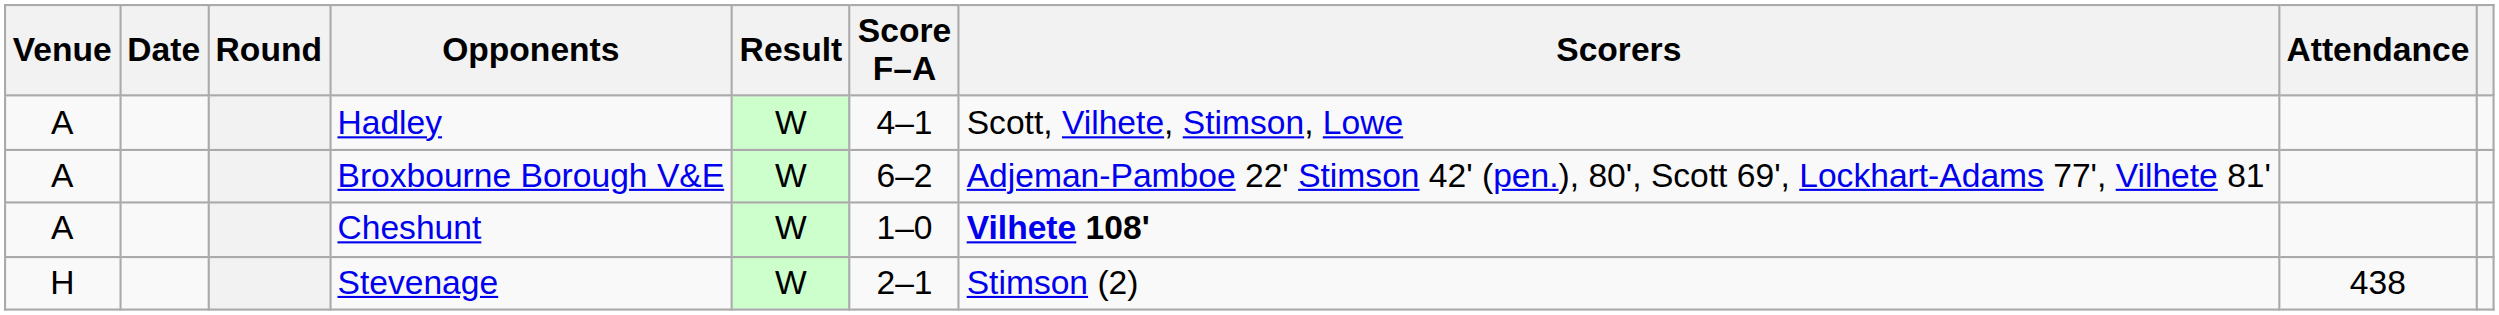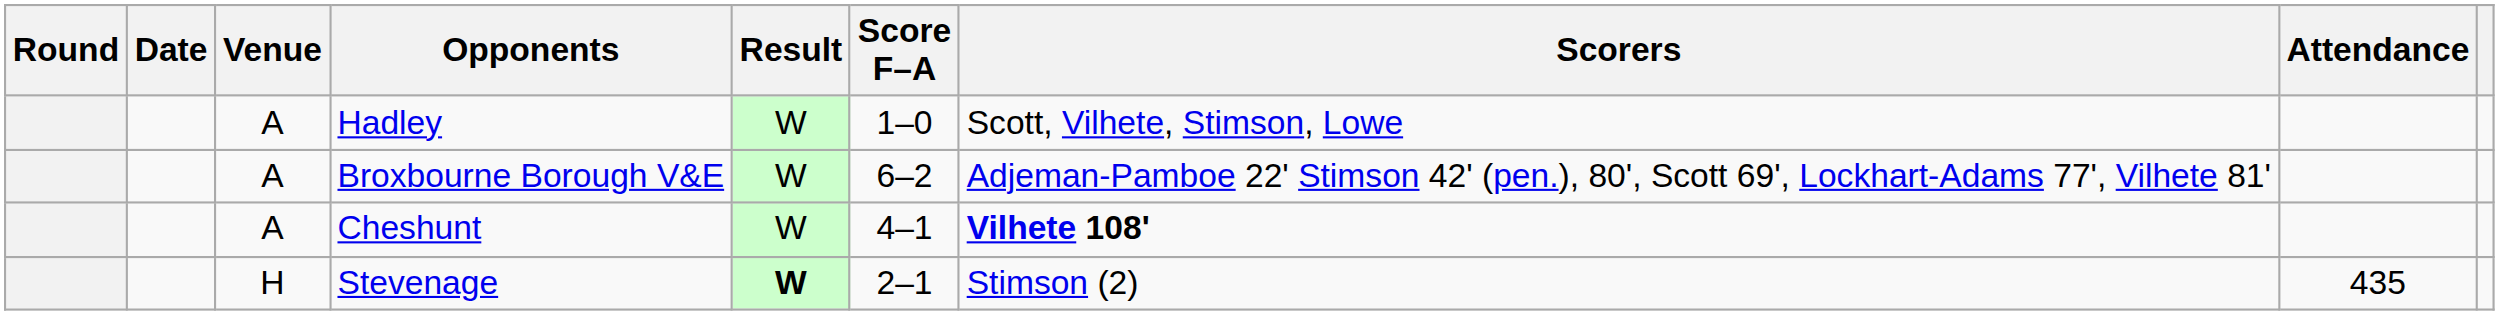columns swapped: (269, 50) <-> (62, 50)
(904, 122) 4–1 -> (904, 122) 1–0
(904, 228) 1–0 -> (904, 228) 4–1
(791, 282) normal -> (791, 282) bold
(2378, 282) 438 -> (2378, 282) 435
